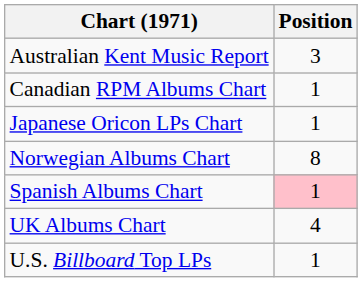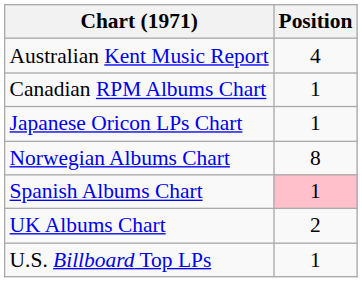(315, 55) 3 -> (315, 55) 4
(315, 225) 4 -> (315, 225) 2
